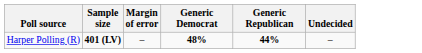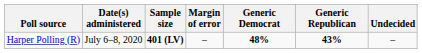+ column: (114, 18)
(269, 40) 44% -> (332, 40) 43%
